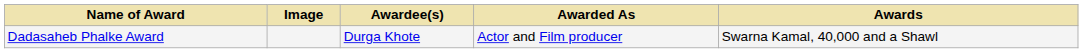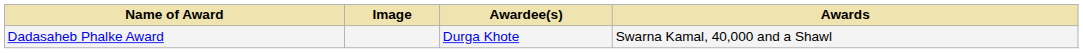- column: (596, 15)
